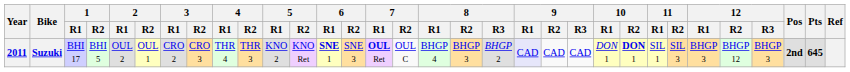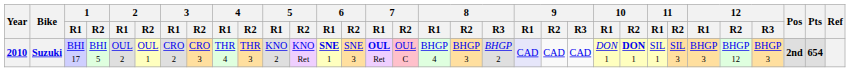(17, 53) 2011 -> (17, 53) 2010
(405, 53) no background -> (405, 53) pink background
(815, 53) 645 -> (815, 53) 654
